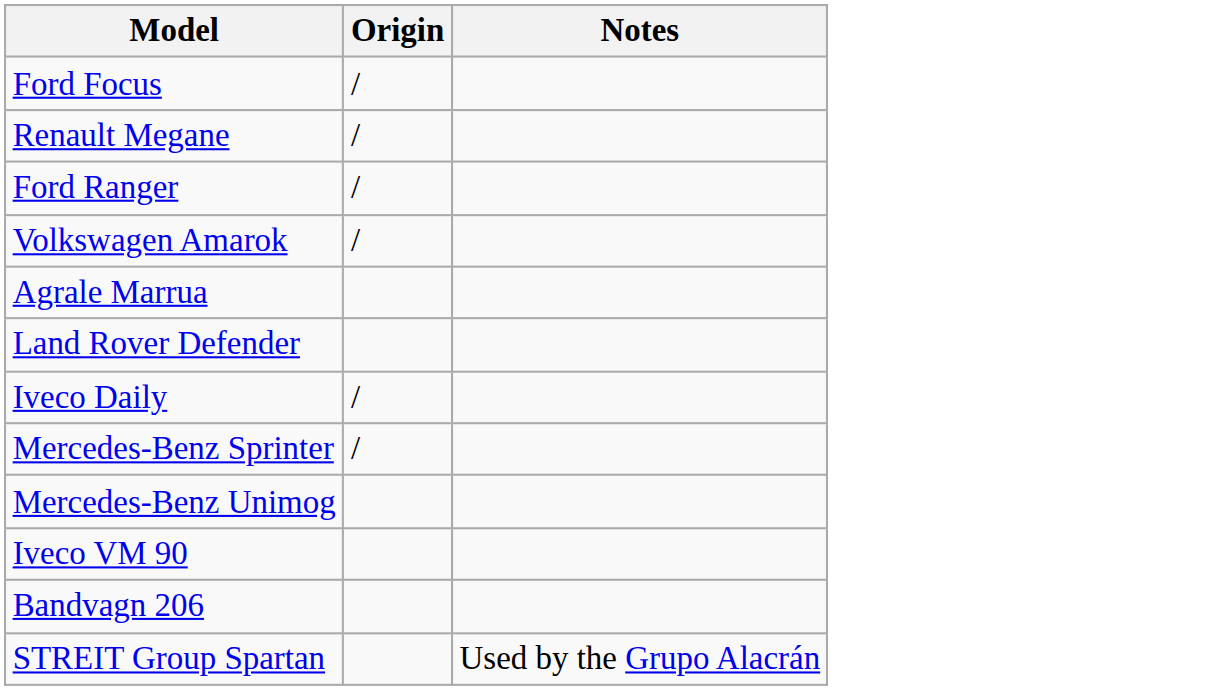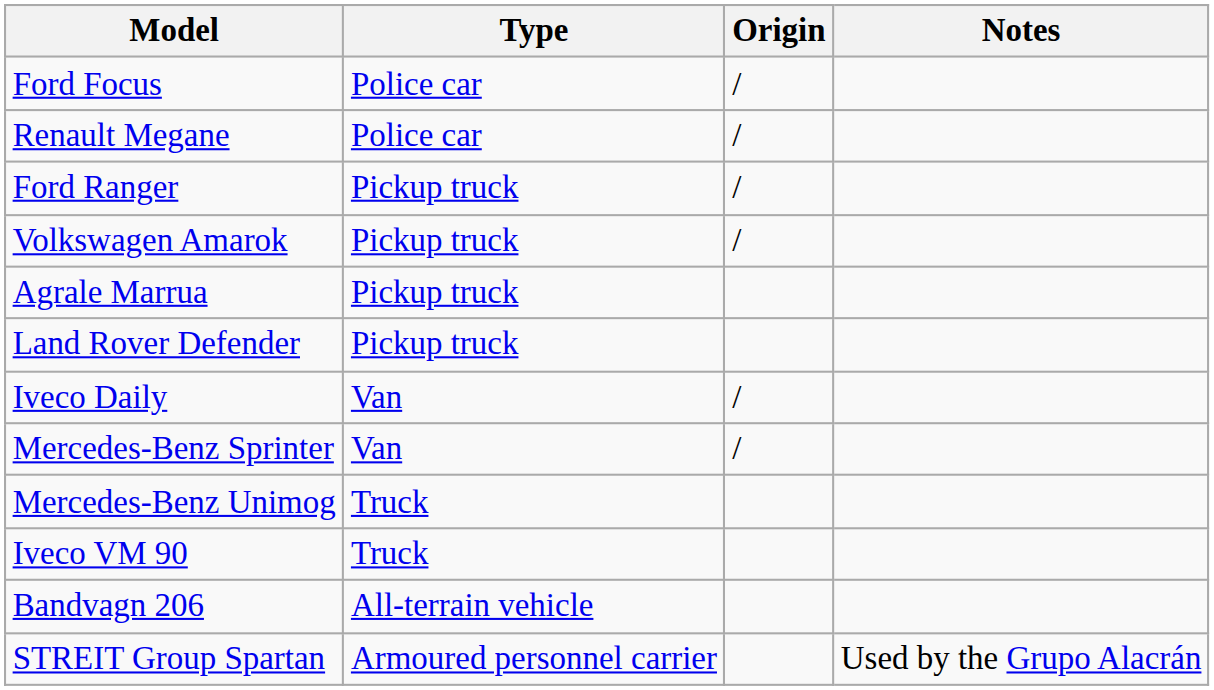+ column: (534, 30)
